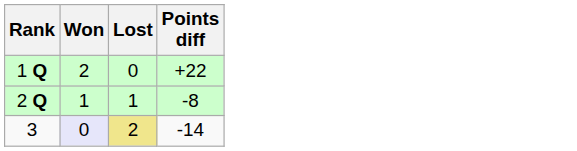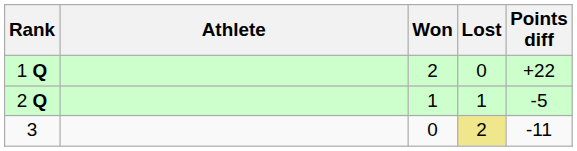+ column: (234, 30)
(190, 100) -8 -> (539, 100) -5
(84, 130) lavender background -> (433, 130) no background
(190, 130) -14 -> (539, 130) -11
